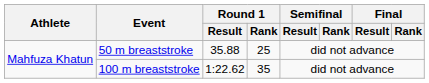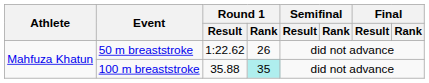(225, 50) 35.88 -> (225, 50) 1:22.62
(264, 50) 25 -> (264, 50) 26
(225, 69) 1:22.62 -> (225, 69) 35.88
(264, 69) no background -> (264, 69) paleturquoise background
